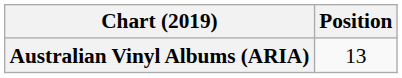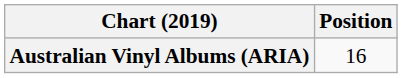(356, 55) 13 -> (356, 55) 16
